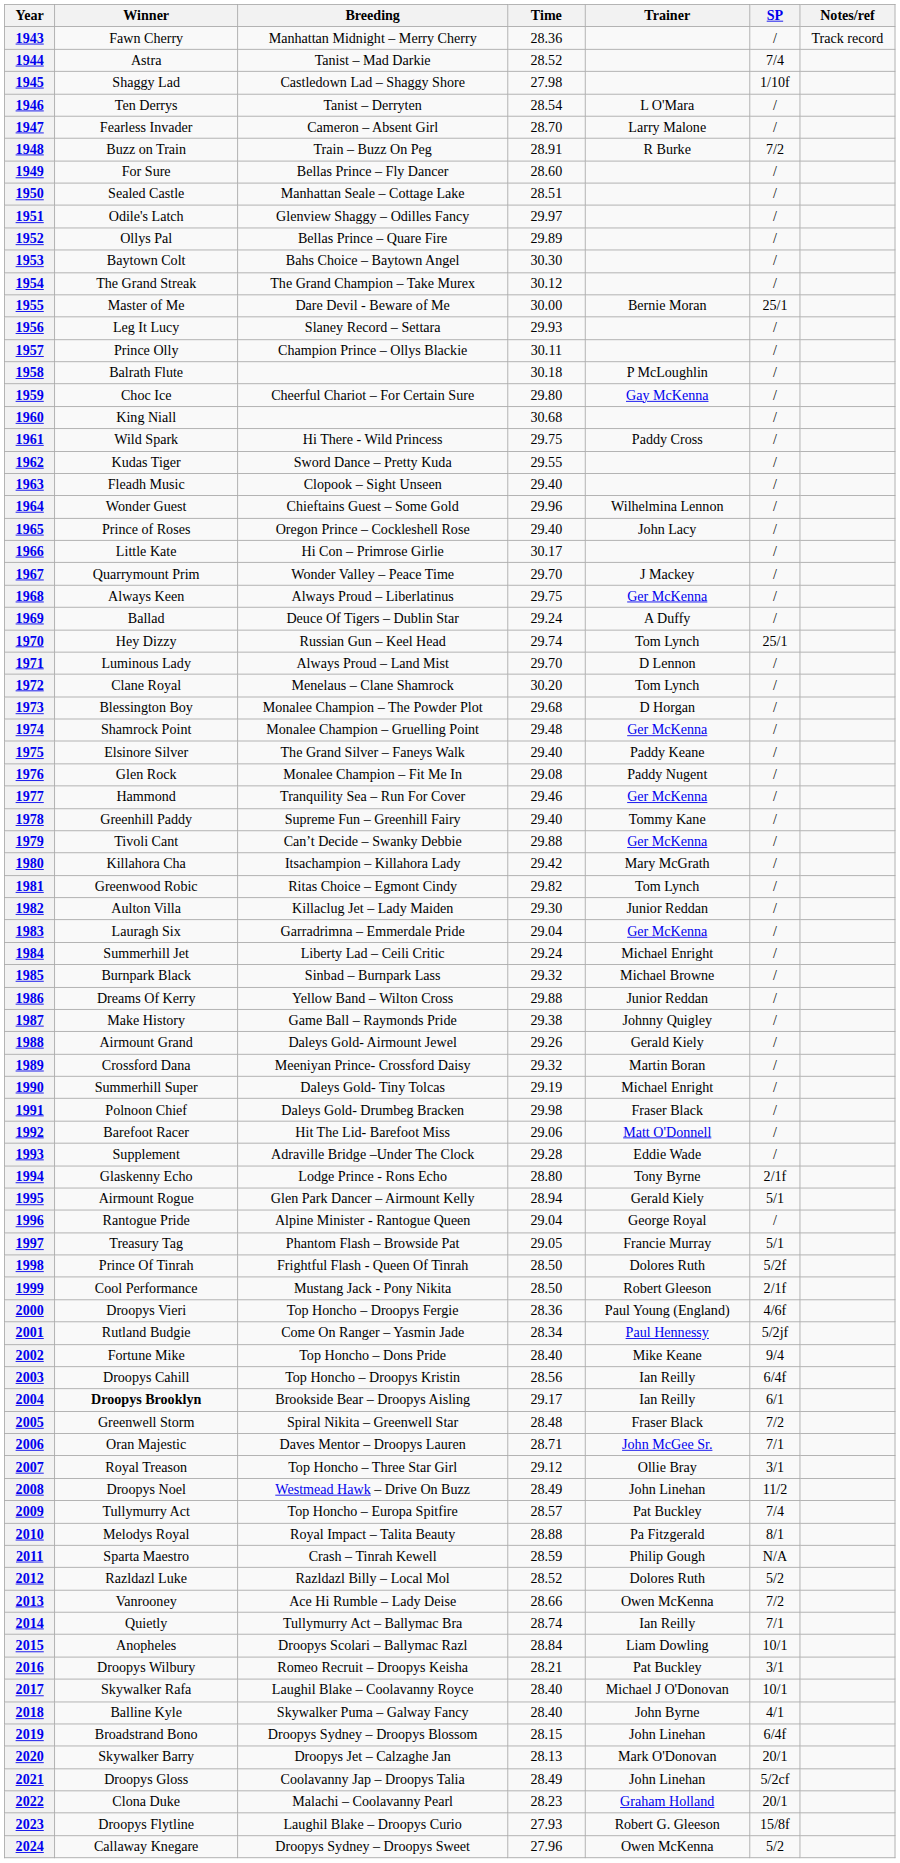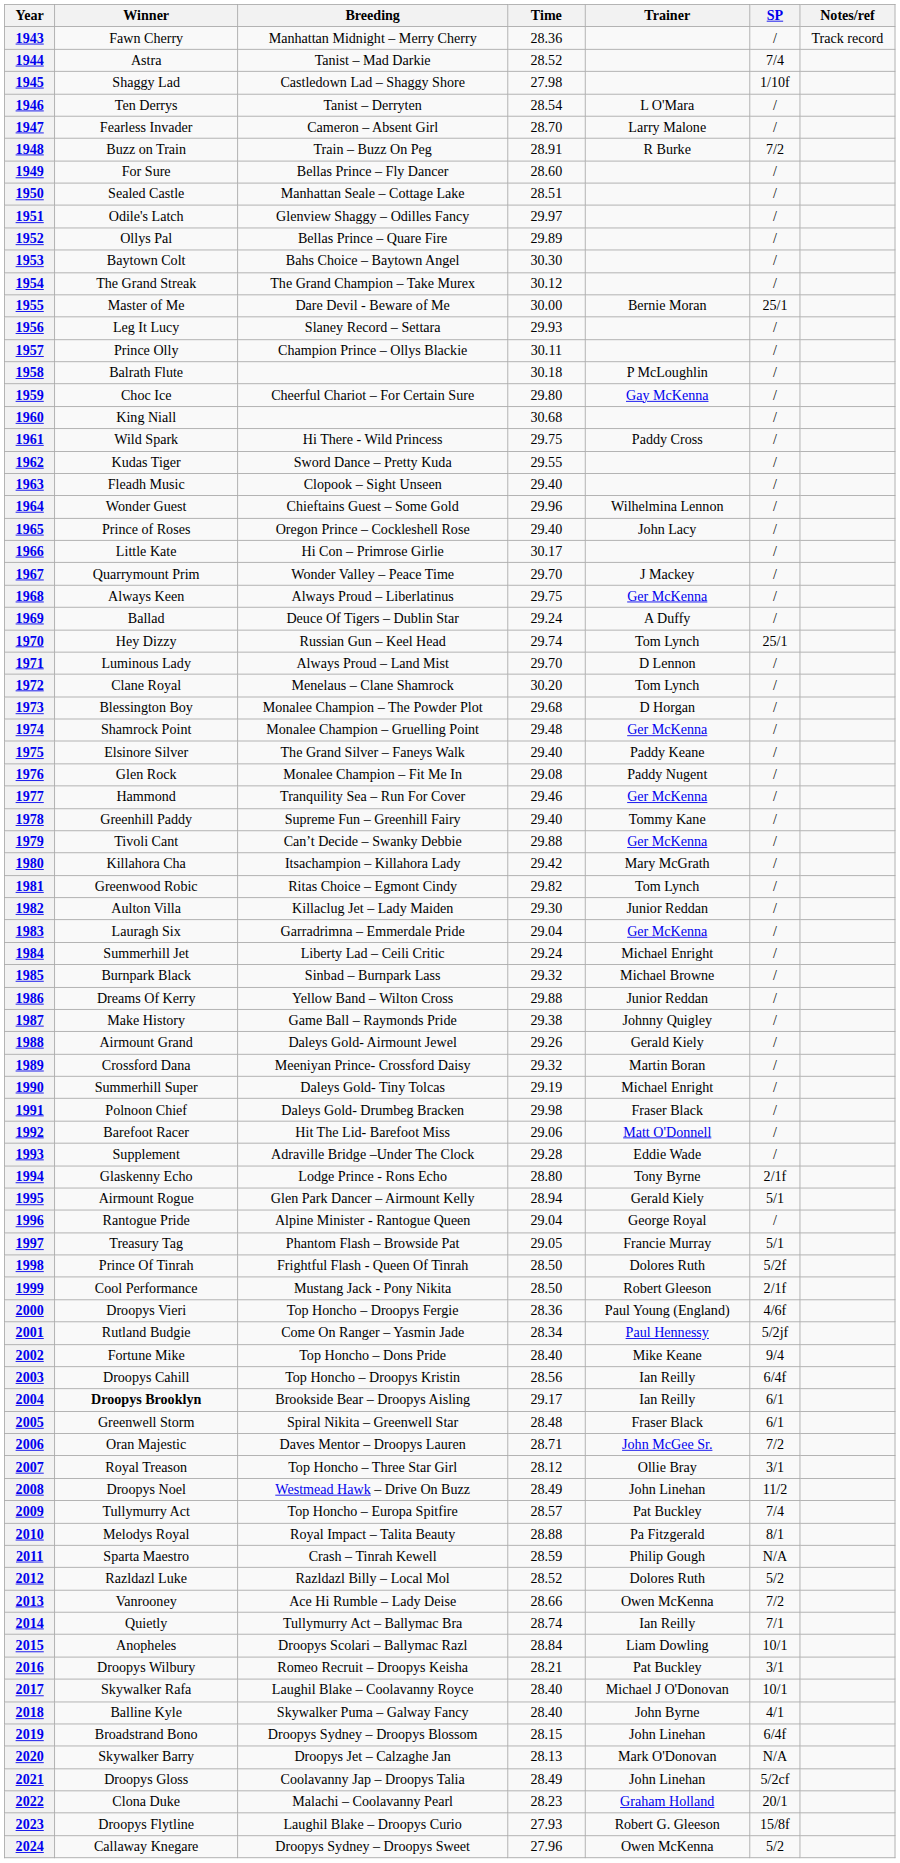(775, 1422) 7/2 -> (775, 1422) 6/1
(775, 1444) 7/1 -> (775, 1444) 7/2
(546, 1467) 29.12 -> (546, 1467) 28.12
(775, 1757) 20/1 -> (775, 1757) N/A
